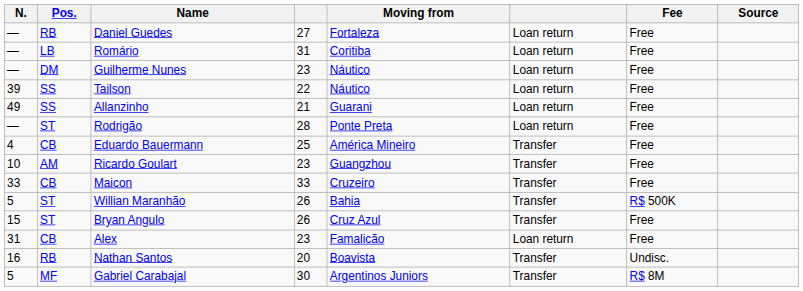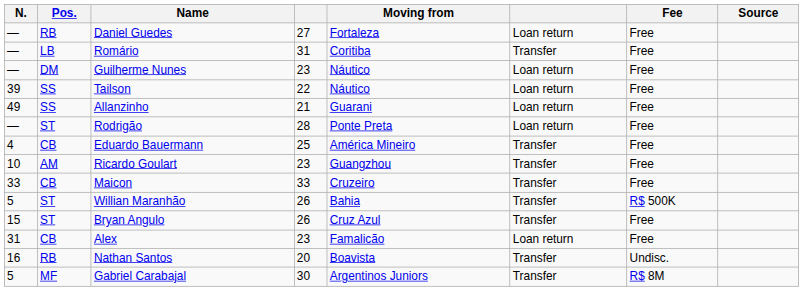(543, 51) Loan return -> (535, 51) Transfer
